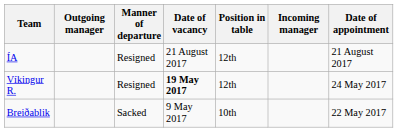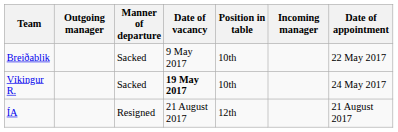rows swapped: (28, 113) <-> (12, 57)
(136, 85) Resigned -> (132, 85) Sacked
(227, 85) 12th -> (227, 85) 10th
